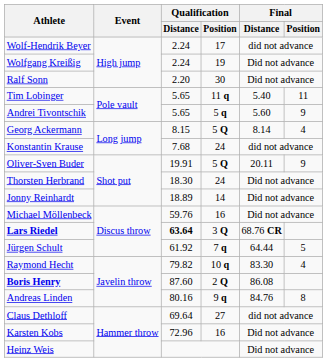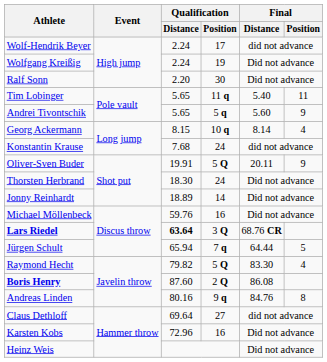(220, 130) 5 Q -> (220, 130) 10 q
(181, 248) 61.92 -> (181, 248) 65.94
(220, 265) 10 q -> (220, 265) 5 Q
